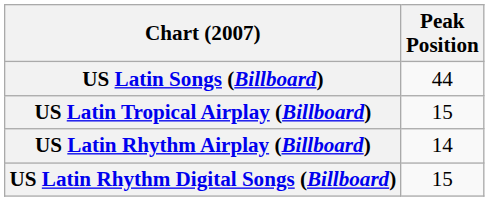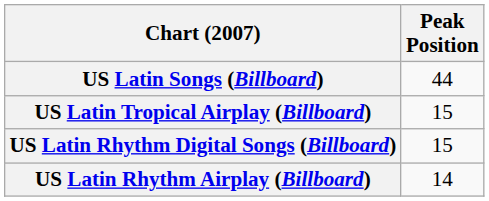rows swapped: (203, 145) <-> (203, 178)
